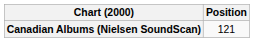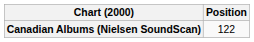(226, 29) 121 -> (226, 29) 122
